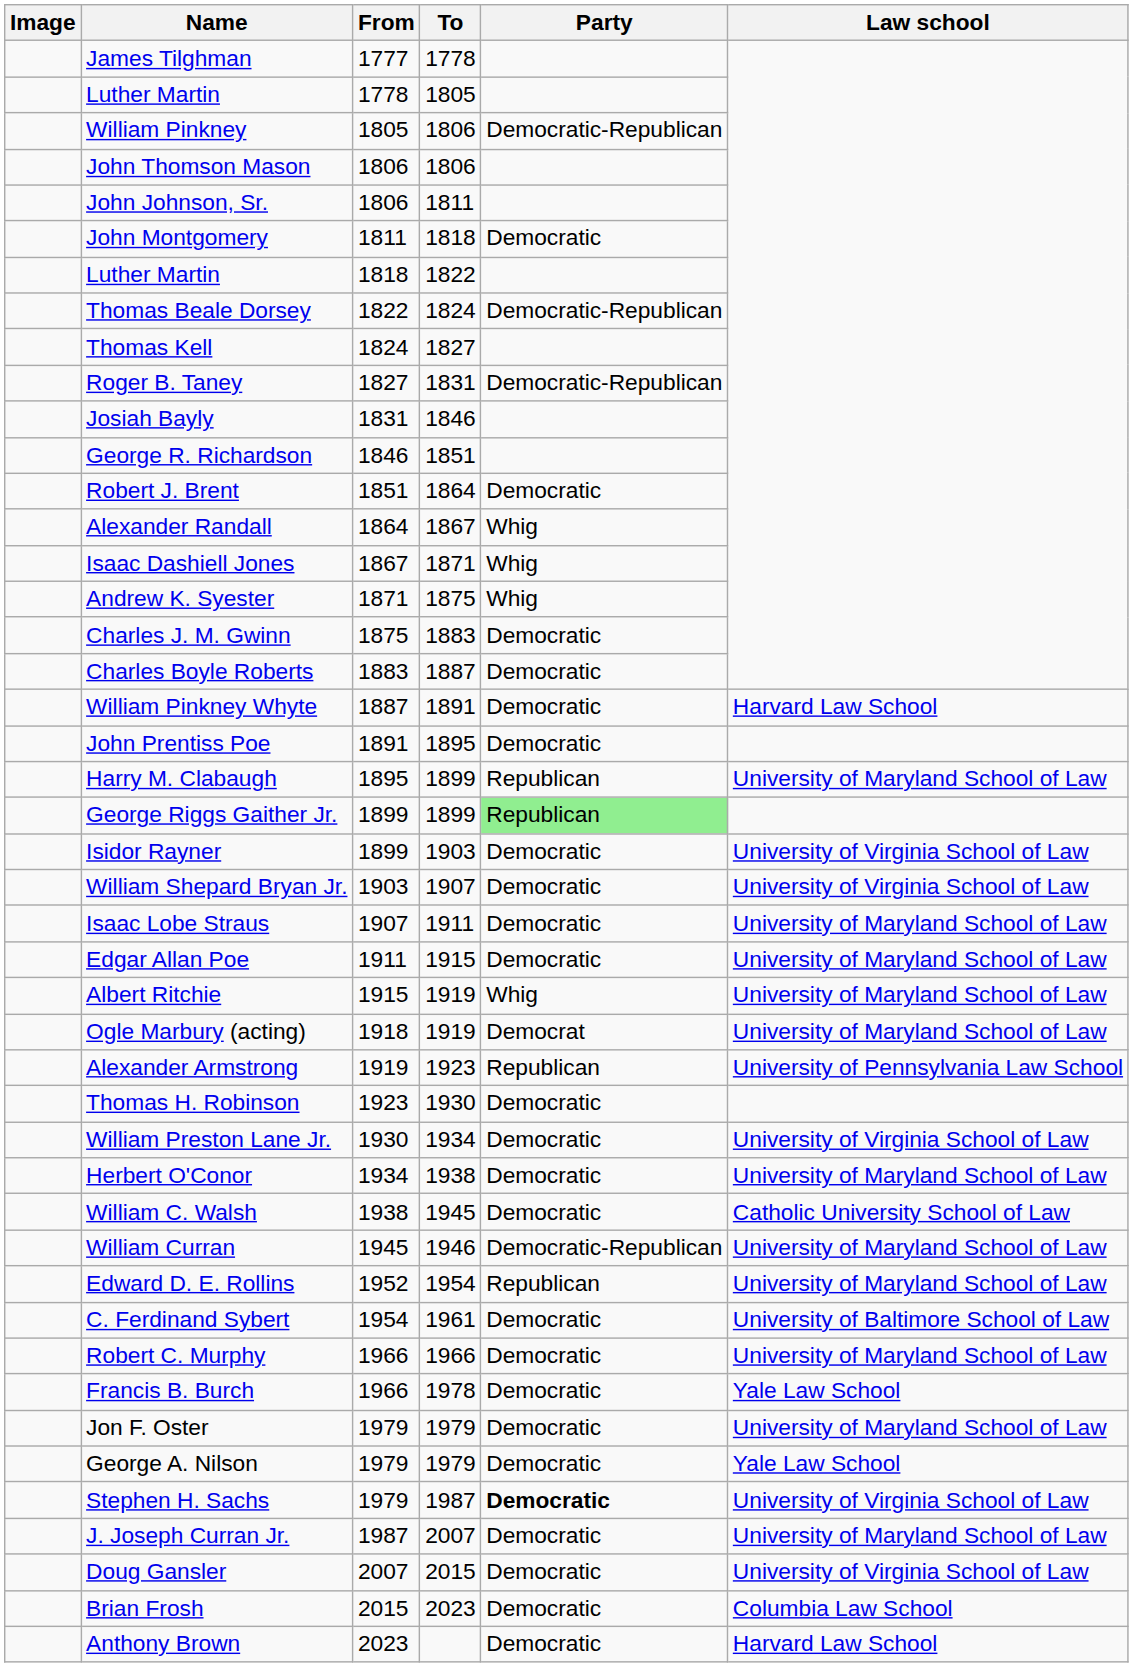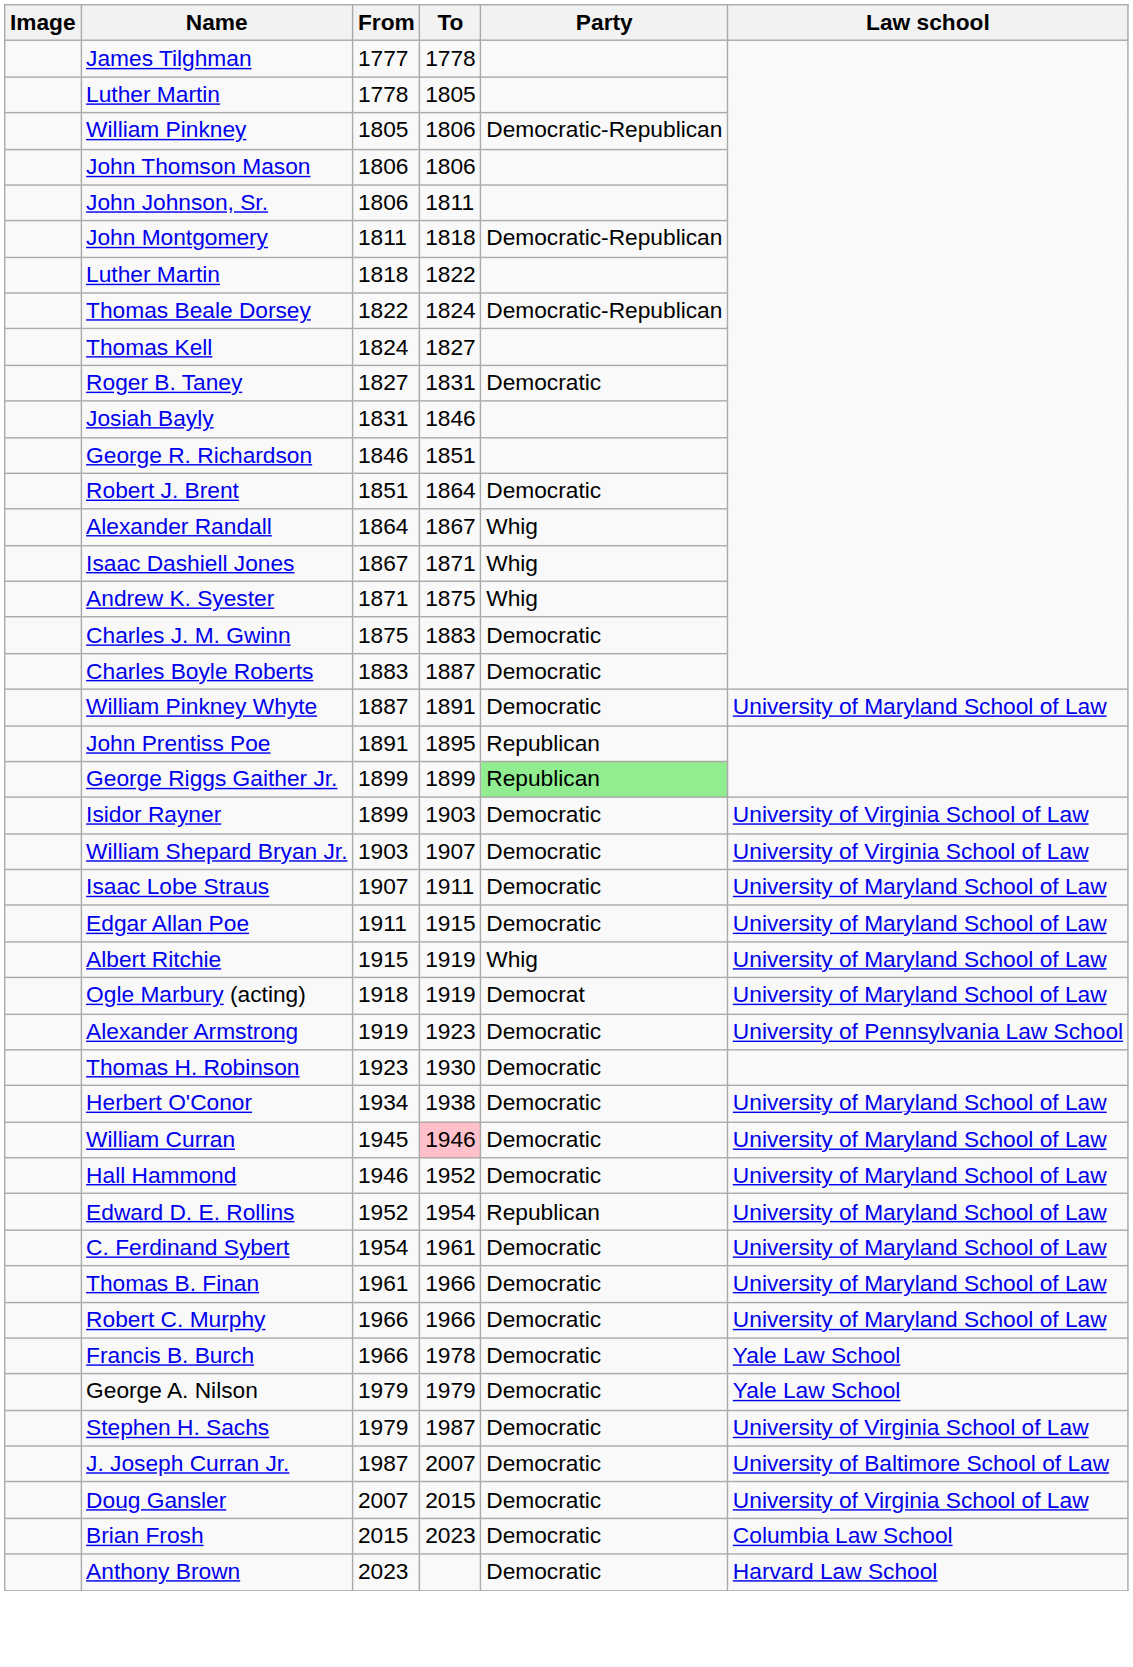(544, 238) Democratic -> (604, 238) Democratic-Republican
(604, 382) Democratic-Republican -> (544, 382) Democratic
(835, 707) Harvard Law School -> (920, 707) University of Maryland School of Law
(544, 743) Democratic -> (543, 743) Republican
- row: (181, 779)
(543, 1067) Republican -> (544, 1031) Democratic
- row: (209, 1139)
- row: (172, 1211)
(450, 1247) no background -> (450, 1139) pink background
(604, 1247) Democratic-Republican -> (544, 1139) Democratic
+ row: (161, 1175)
(921, 1319) University of Baltimore School of Law -> (920, 1247) University of Maryland School of Law
+ row: (173, 1283)
- row: (147, 1427)
(548, 1499) bold -> (544, 1427) normal
(920, 1535) University of Maryland School of Law -> (921, 1463) University of Baltimore School of Law
